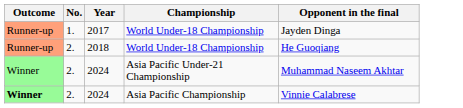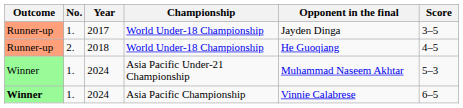+ column: (439, 13)
(70, 71) 2. -> (70, 71) 1.
(70, 94) 2. -> (70, 94) 1.
